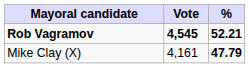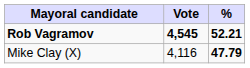(182, 53) 4,161 -> (182, 53) 4,116
